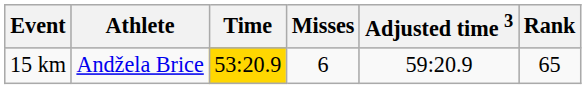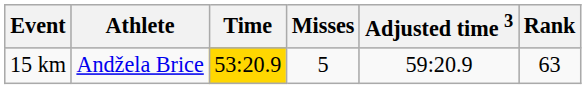(323, 65) 6 -> (323, 65) 5
(550, 65) 65 -> (550, 65) 63
